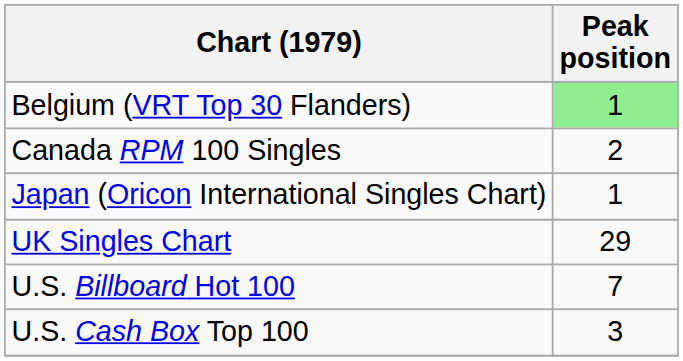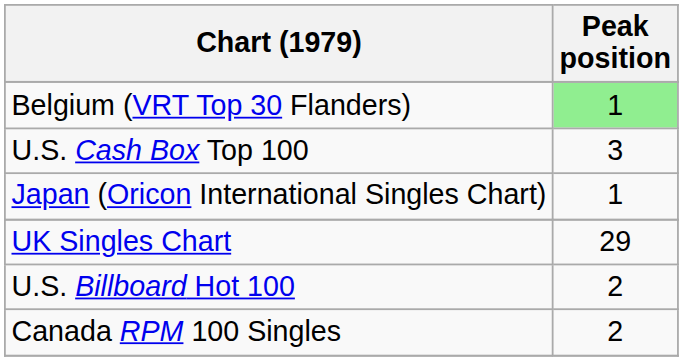rows swapped: (176, 150) <-> (160, 331)
(615, 286) 7 -> (615, 286) 2
